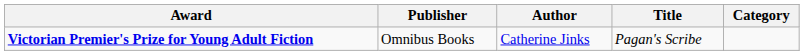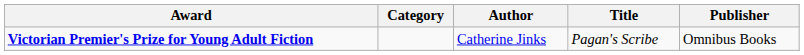columns swapped: (761, 15) <-> (437, 15)
